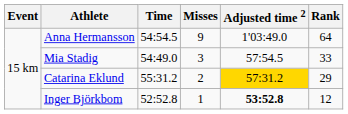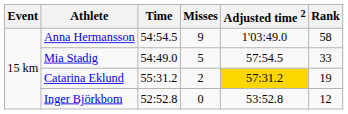(326, 38) 64 -> (326, 38) 58
(201, 58) 3 -> (201, 58) 5
(326, 78) 29 -> (326, 78) 19
(201, 98) 1 -> (201, 98) 0
(265, 98) bold -> (265, 98) normal
